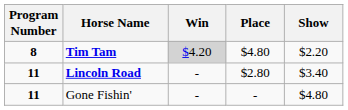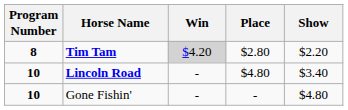(255, 52) $4.80 -> (255, 52) $2.80
(34, 73) 11 -> (34, 73) 10
(255, 73) $2.80 -> (255, 73) $4.80
(34, 95) 11 -> (34, 95) 10
